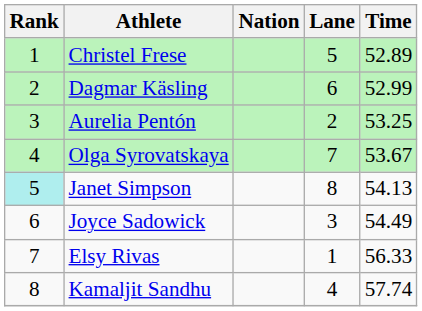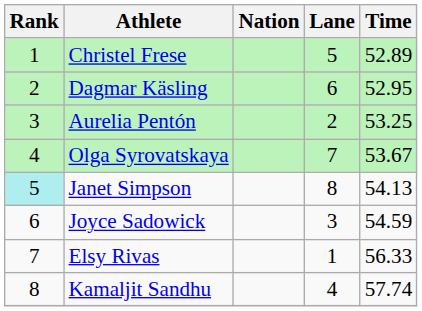(388, 88) 52.99 -> (388, 88) 52.95
(388, 222) 54.49 -> (388, 222) 54.59
